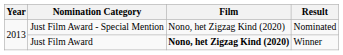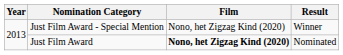(315, 27) Nominated -> (308, 27) Winner
(308, 42) Winner -> (315, 42) Nominated
